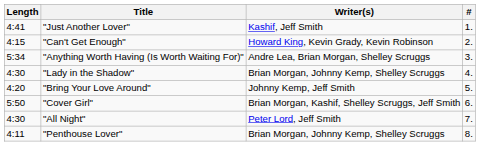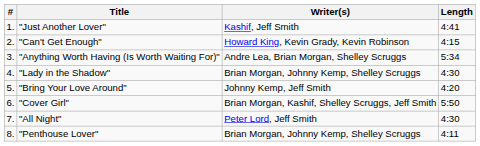columns swapped: (469, 12) <-> (23, 12)
